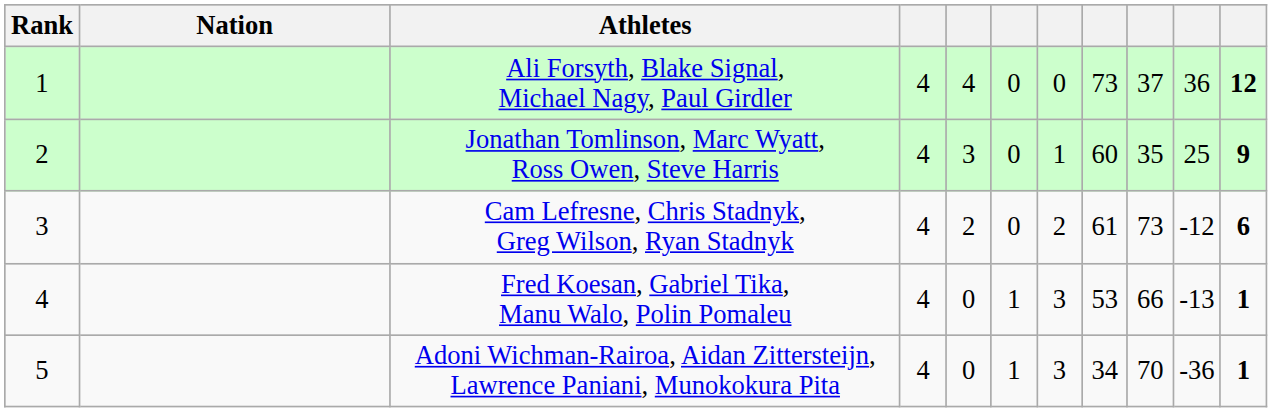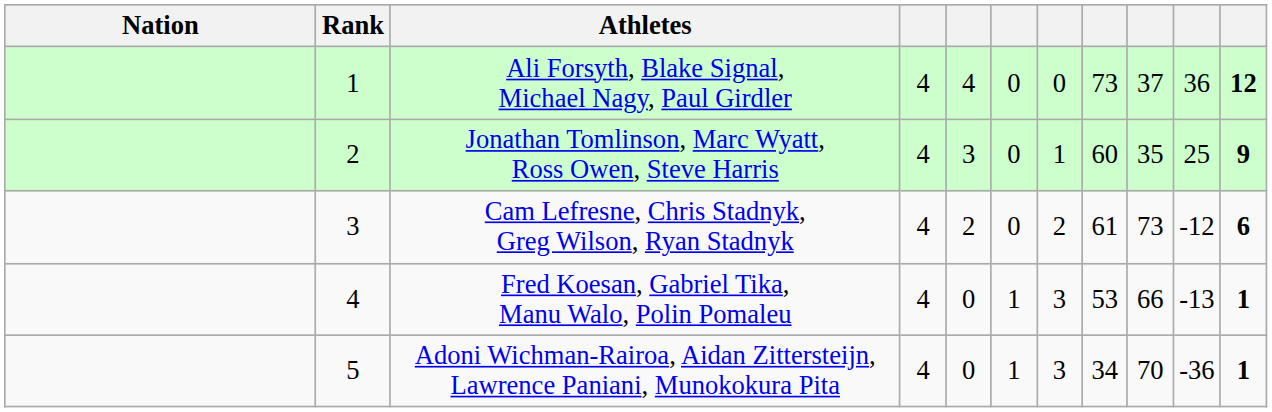columns swapped: (42, 25) <-> (235, 25)
